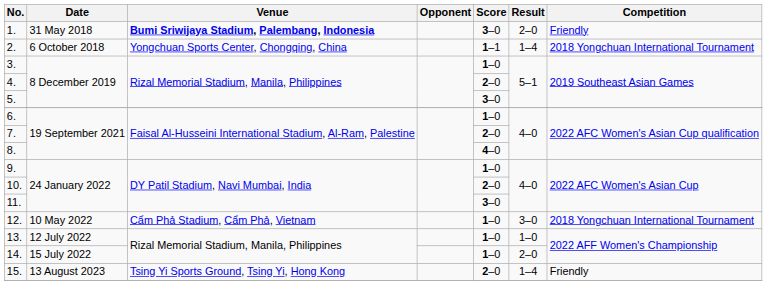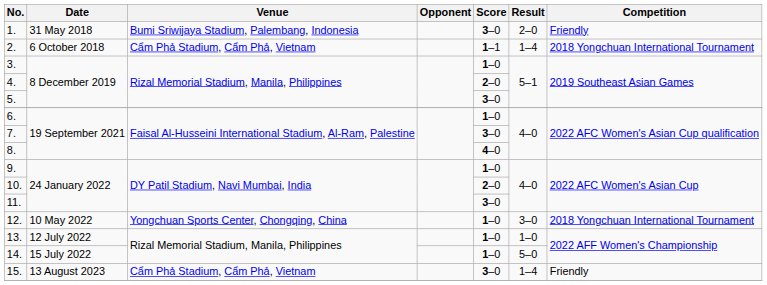(252, 30) bold -> (244, 30) normal
(238, 47) Yongchuan Sports Center, Chongqing, China -> (223, 47) Cẩm Phả Stadium, Cẩm Phả, Vietnam
(491, 133) 2–0 -> (491, 133) 3–0
(223, 220) Cẩm Phả Stadium, Cẩm Phả, Vietnam -> (238, 220) Yongchuan Sports Center, Chongqing, China
(528, 254) 2–0 -> (528, 254) 5–0
(238, 271) Tsing Yi Sports Ground, Tsing Yi, Hong Kong -> (223, 271) Cẩm Phả Stadium, Cẩm Phả, Vietnam
(491, 271) 2–0 -> (491, 271) 3–0
